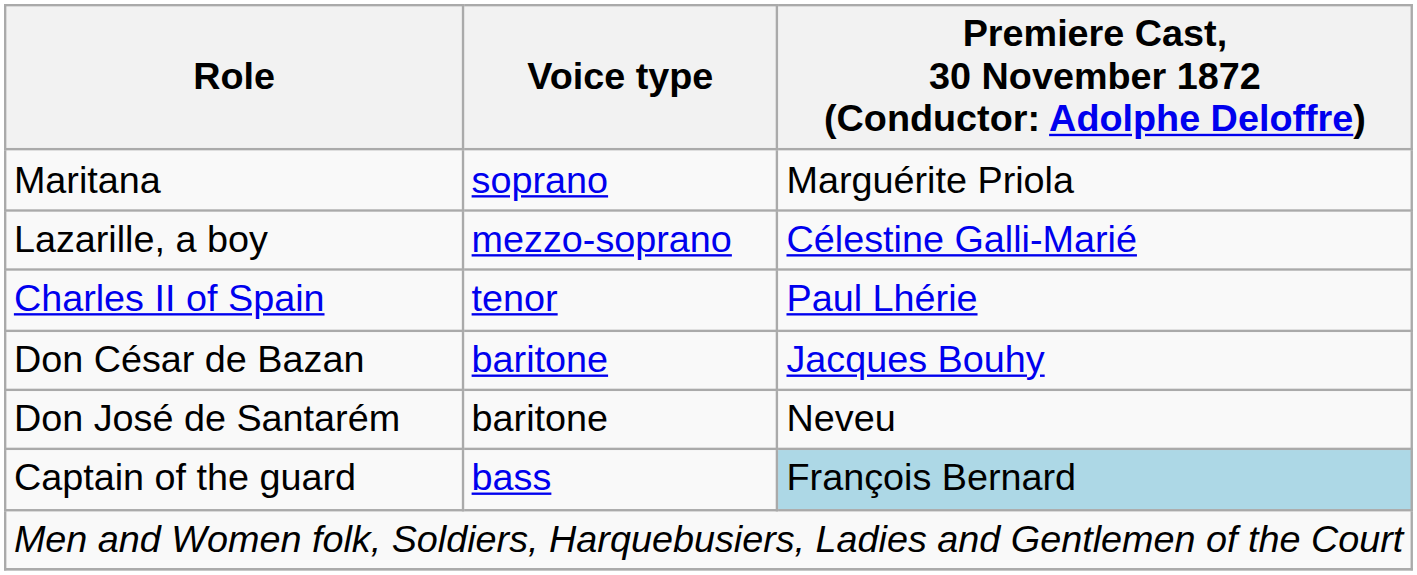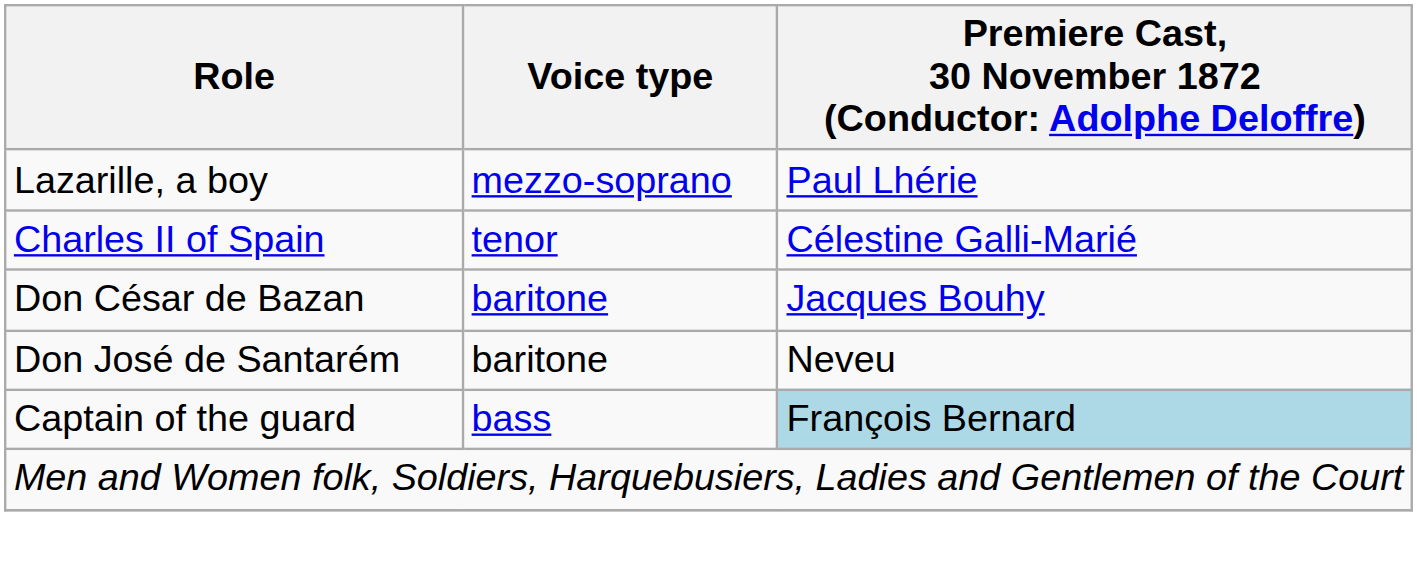- row: (87, 179)
(962, 239) Célestine Galli-Marié -> (882, 179) Paul Lhérie
(882, 299) Paul Lhérie -> (962, 239) Célestine Galli-Marié
